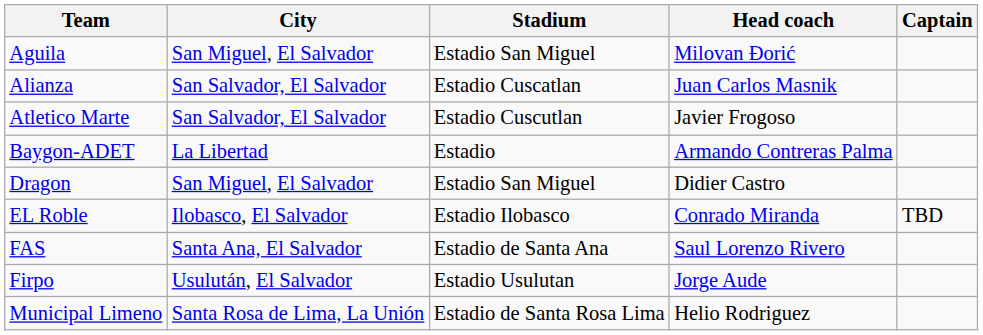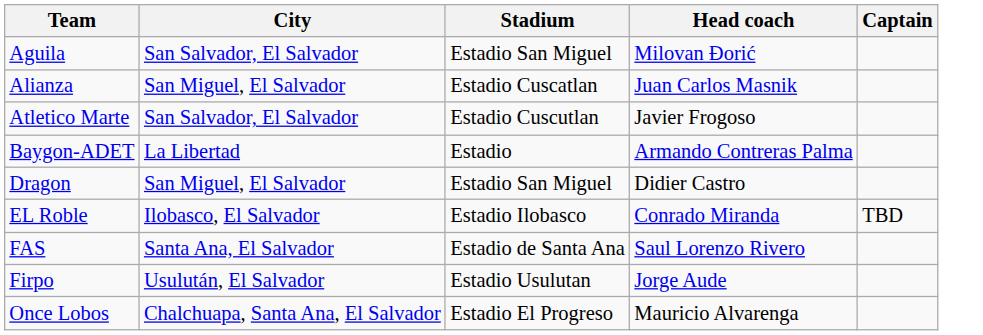(272, 53) San Miguel, El Salvador -> (251, 53) San Salvador, El Salvador
(279, 85) San Salvador, El Salvador -> (245, 85) San Miguel, El Salvador
- row: (86, 313)
+ row: (59, 313)
